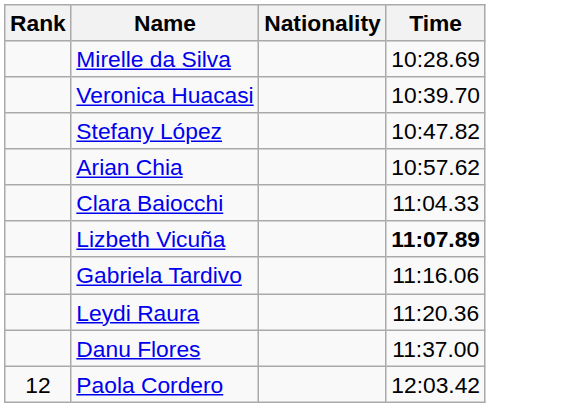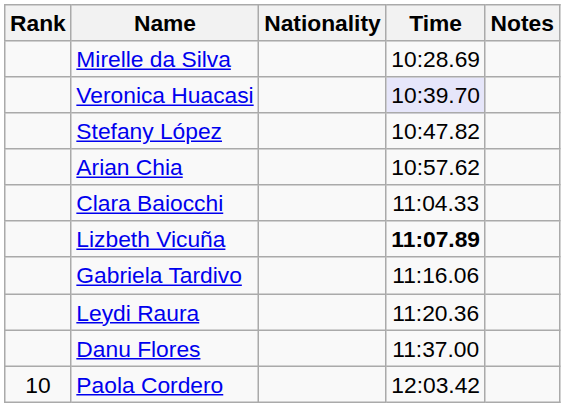+ column: (522, 23)
(436, 95) no background -> (436, 95) lavender background
(38, 384) 12 -> (38, 384) 10
